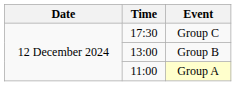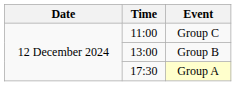(144, 33) 17:30 -> (144, 33) 11:00
(144, 71) 11:00 -> (144, 71) 17:30
